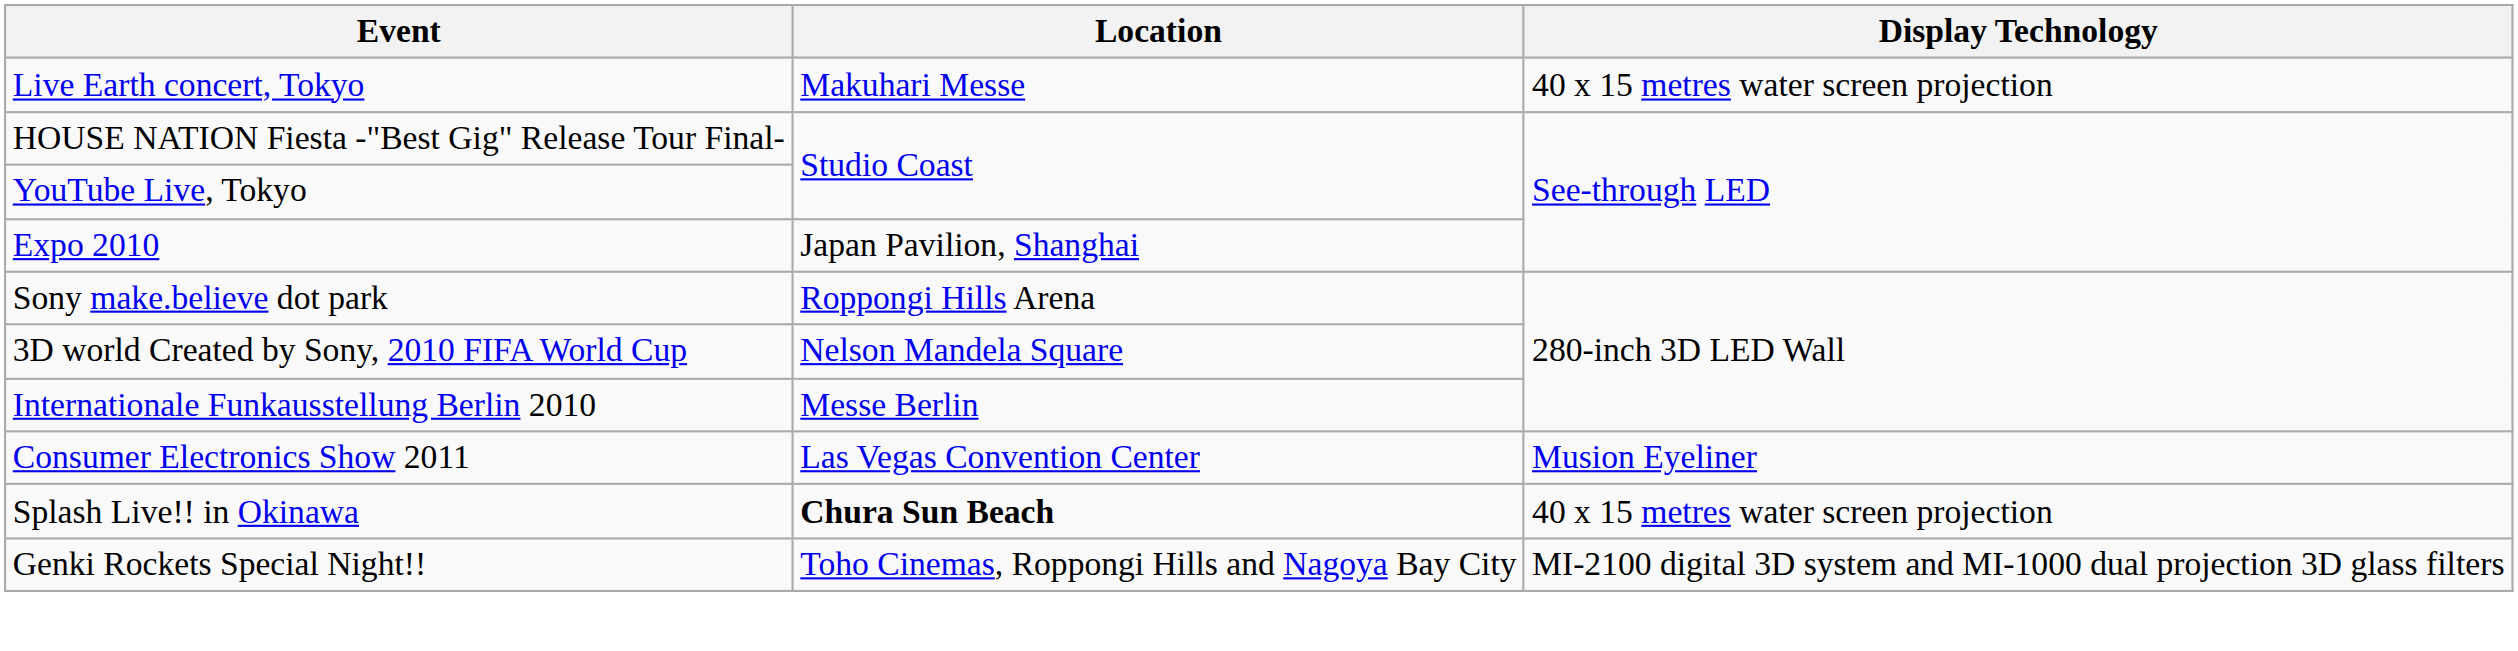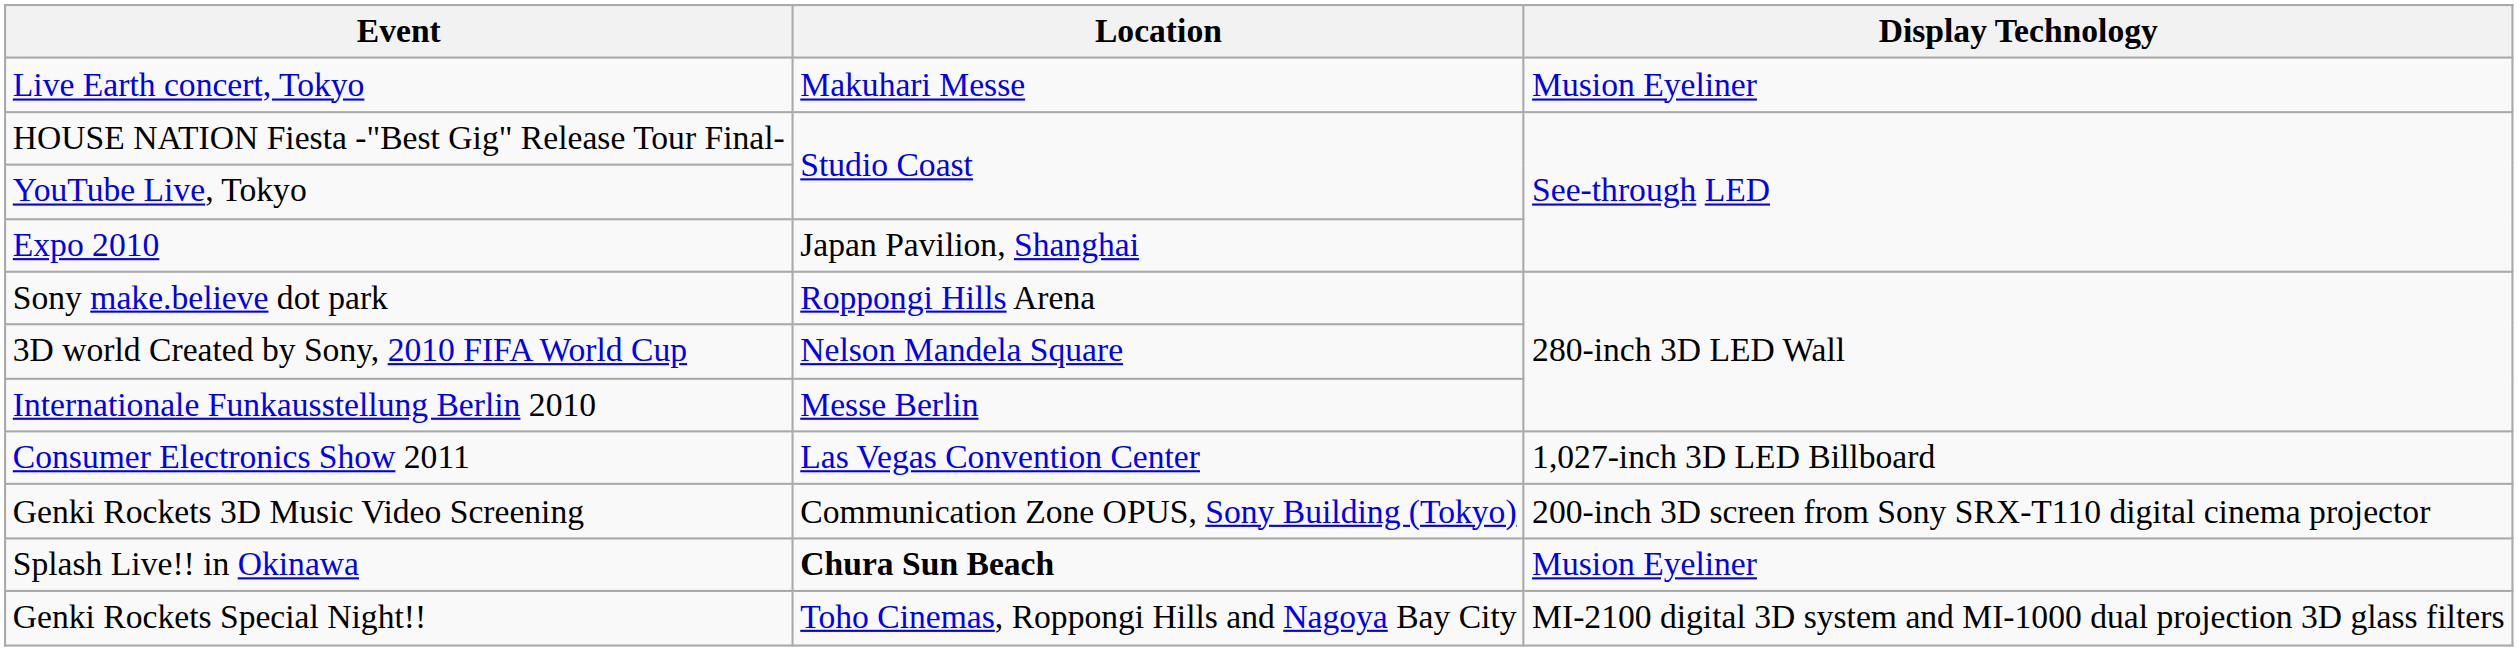(1792, 84) 40 x 15 metres water screen projection -> (1645, 84) Musion Eyeliner
(1645, 457) Musion Eyeliner -> (1734, 457) 1,027-inch 3D LED Billboard
+ row: (298, 510)
(1792, 510) 40 x 15 metres water screen projection -> (1645, 564) Musion Eyeliner
